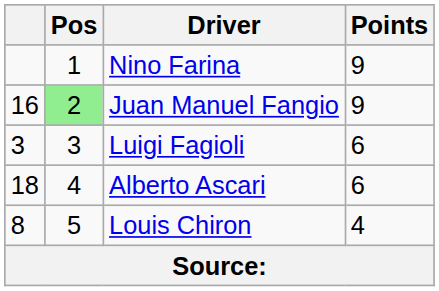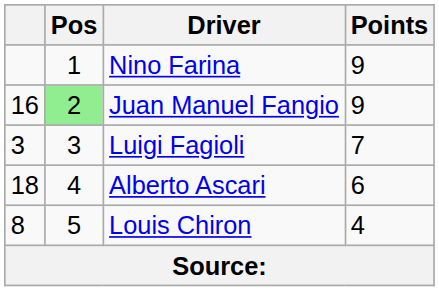(358, 146) 6 -> (358, 146) 7
